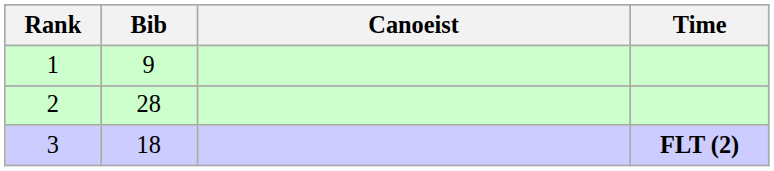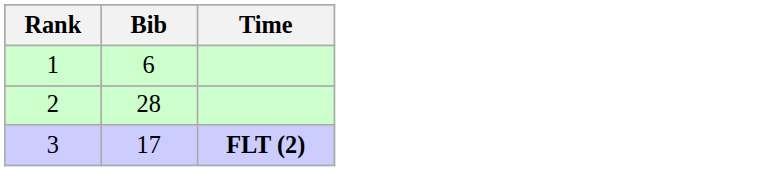- column: (414, 24)
(149, 65) 9 -> (149, 65) 6
(149, 145) 18 -> (149, 145) 17
